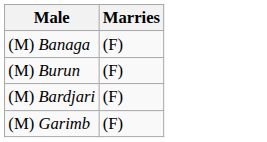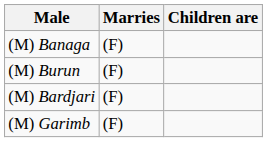+ column: (213, 17)
